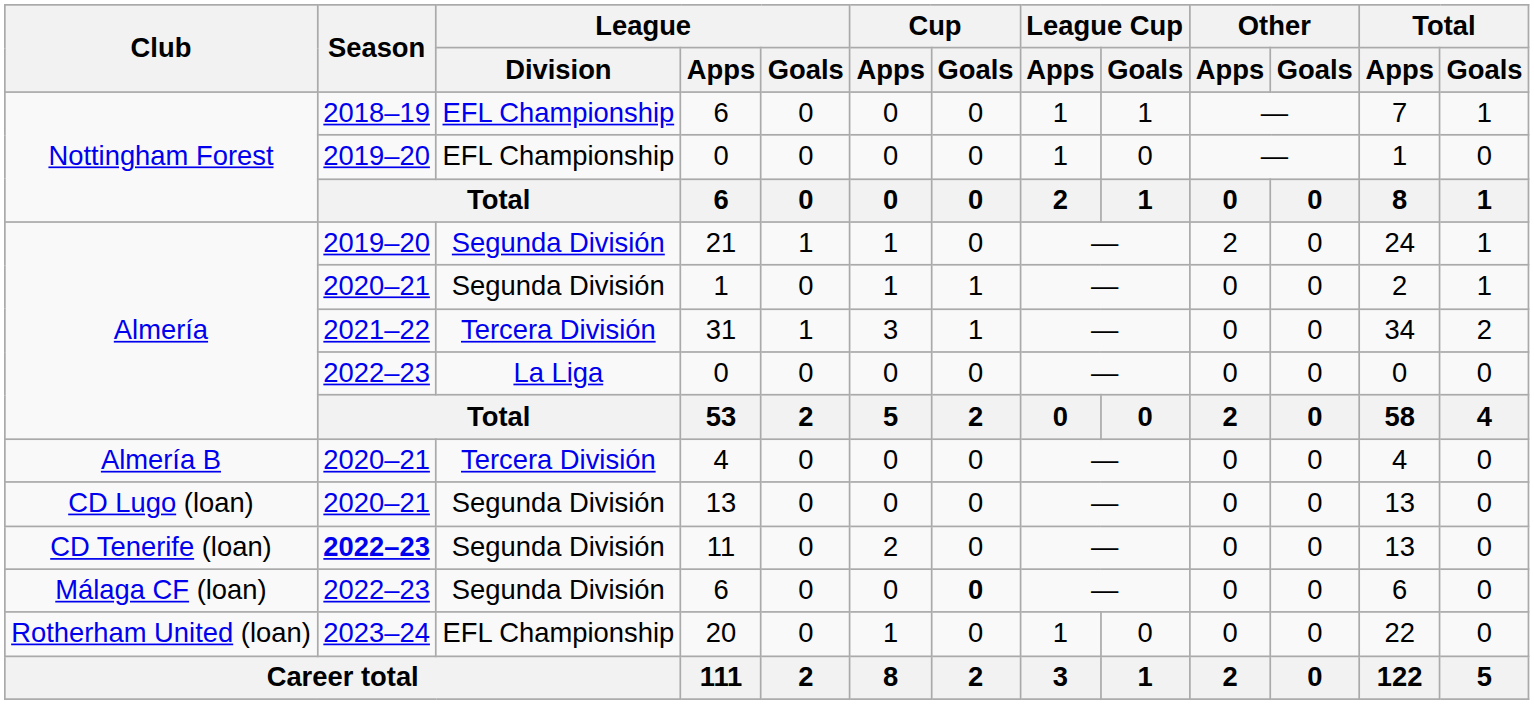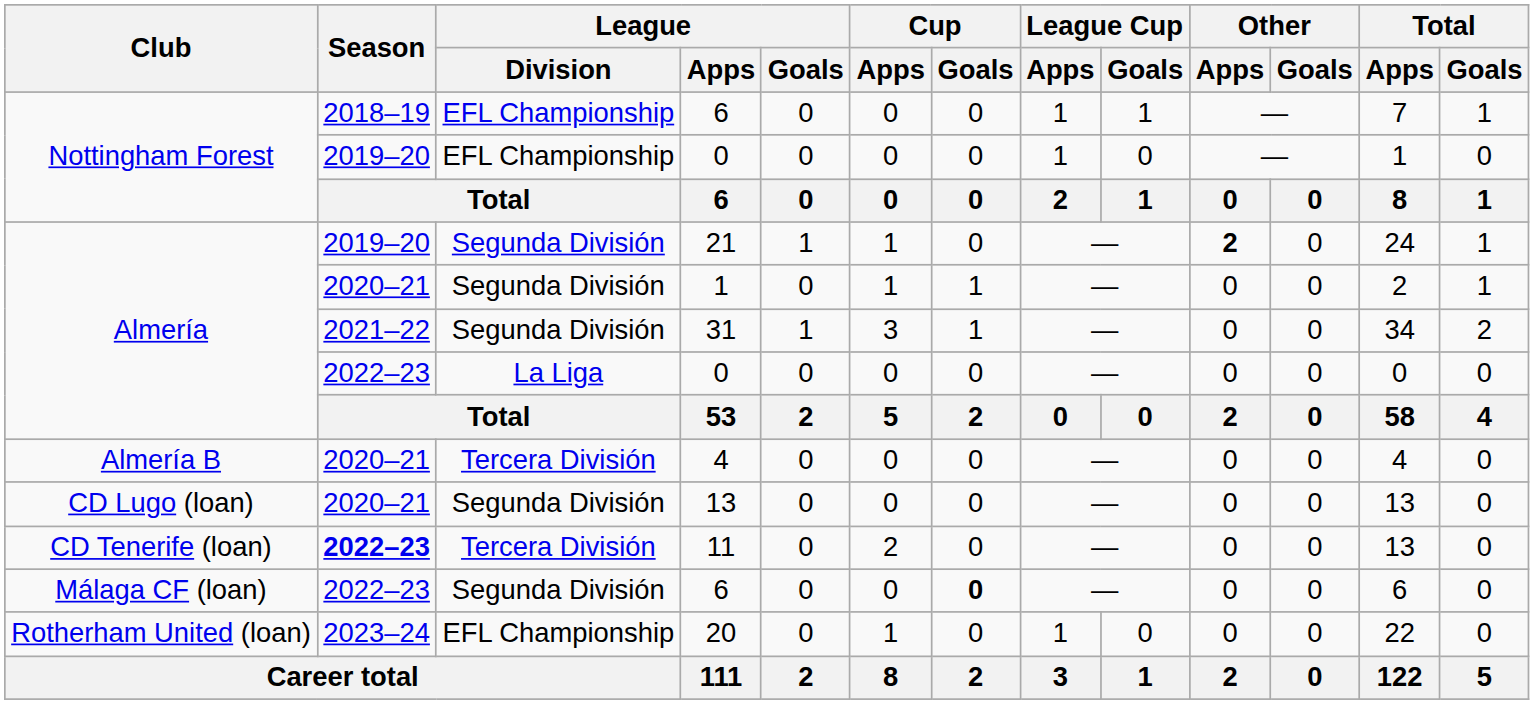(1230, 243) normal -> (1230, 243) bold
(558, 329) Tercera División -> (558, 329) Segunda División
(558, 546) Segunda División -> (558, 546) Tercera División
